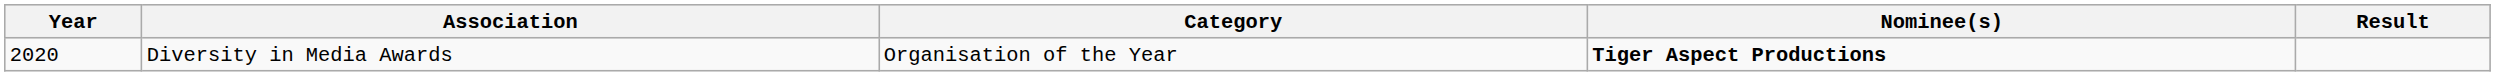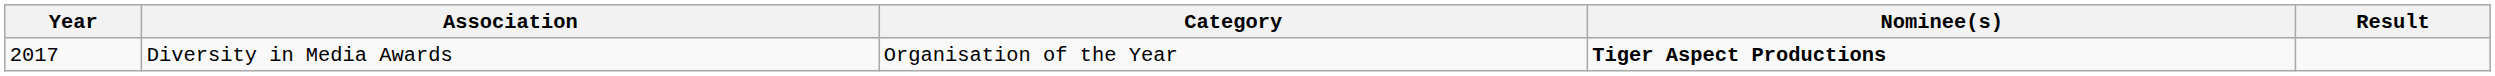(34, 55) 2020 -> (34, 55) 2017
